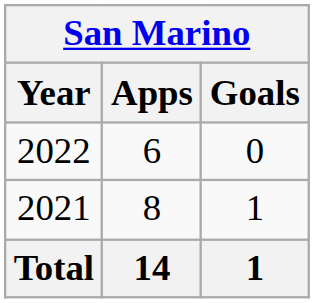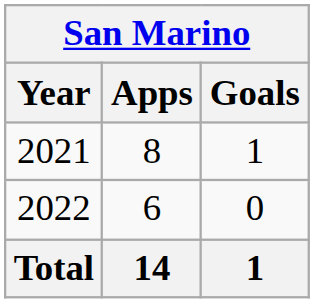rows swapped: (54, 208) <-> (54, 150)
